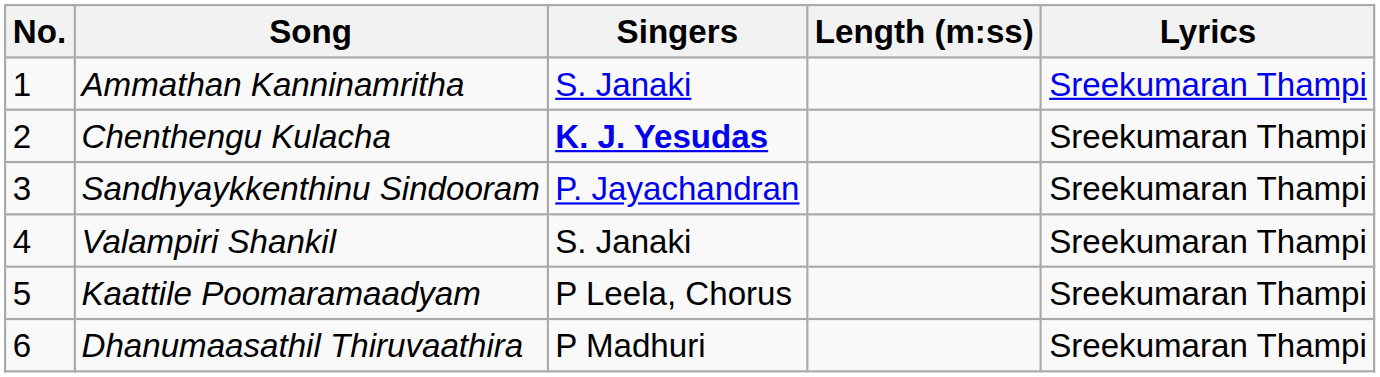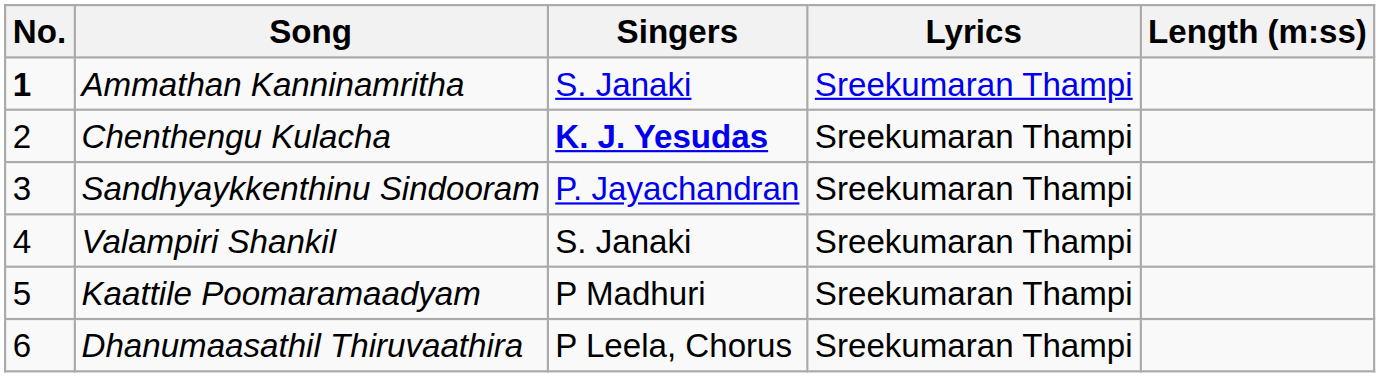columns swapped: (1208, 32) <-> (924, 32)
(22, 84) normal -> (22, 84) bold
(674, 294) P Leela, Chorus -> (630, 294) P Madhuri
(630, 346) P Madhuri -> (674, 346) P Leela, Chorus
